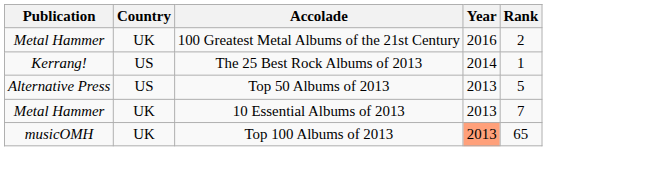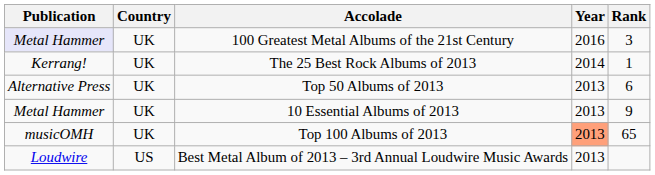(59, 39) no background -> (59, 39) lavender background
(521, 39) 2 -> (629, 39) 3
(144, 63) US -> (144, 63) UK
(144, 87) US -> (144, 87) UK
(521, 87) 5 -> (629, 87) 6
(521, 110) 7 -> (629, 110) 9
+ row: (373, 157)
